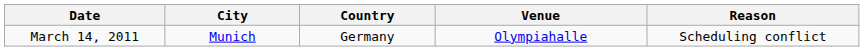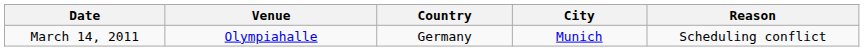columns swapped: (232, 15) <-> (541, 15)
